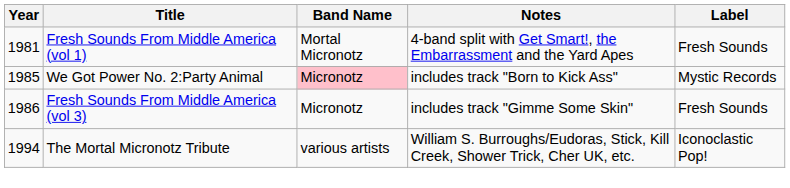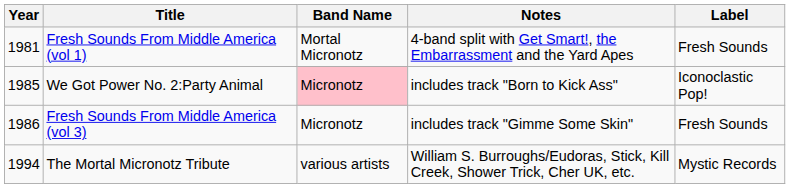(727, 77) Mystic Records -> (716, 85) Iconoclastic Pop!
(716, 147) Iconoclastic Pop! -> (727, 163) Mystic Records
